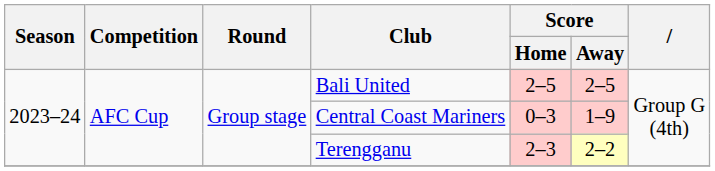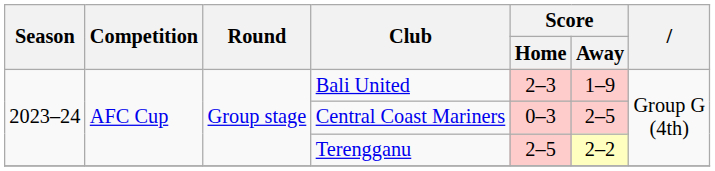(541, 85) 2–5 -> (541, 85) 2–3
(600, 85) 2–5 -> (600, 85) 1–9
(600, 117) 1–9 -> (600, 117) 2–5
(541, 149) 2–3 -> (541, 149) 2–5
